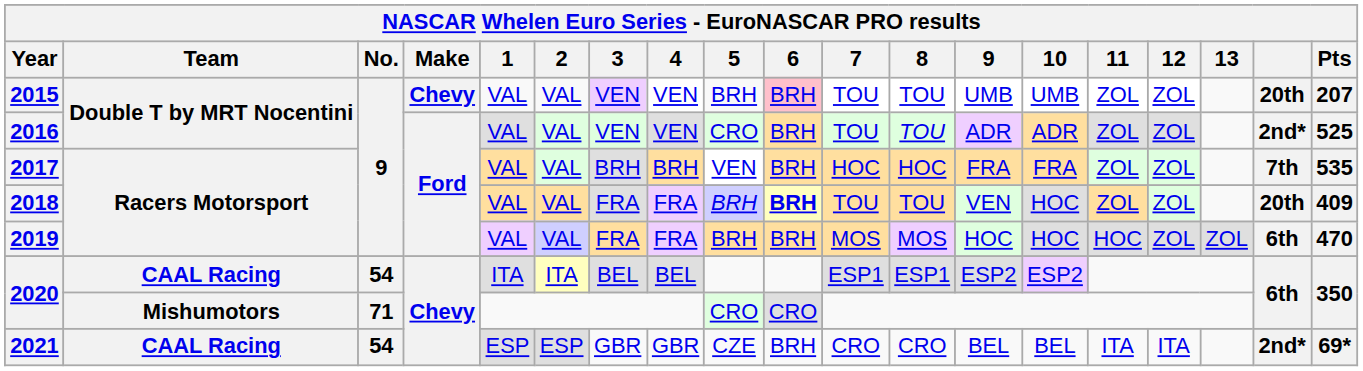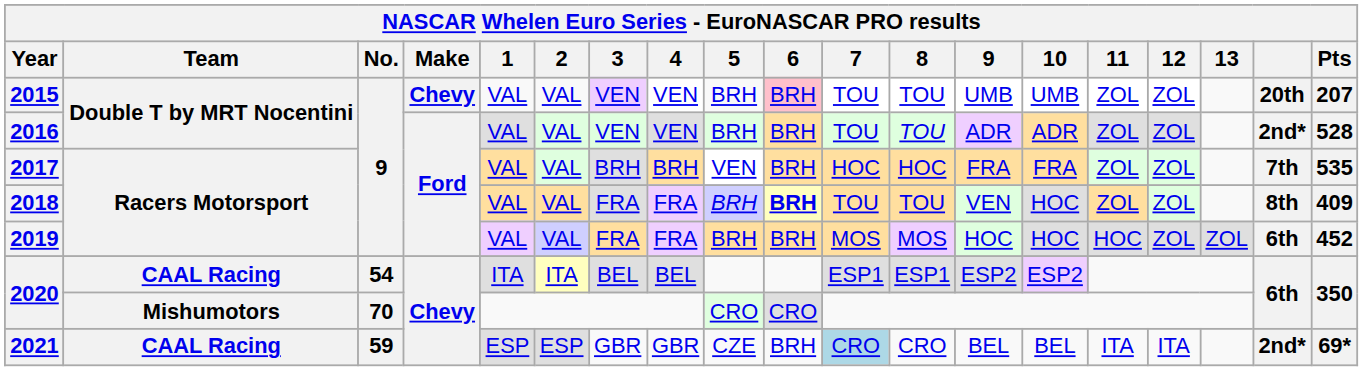(734, 131) CRO -> (734, 131) BRH
(1335, 131) 525 -> (1335, 131) 528
(1282, 203) 20th -> (1282, 203) 8th
(1335, 239) 470 -> (1335, 239) 452
(381, 311) 71 -> (381, 311) 70
(381, 347) 54 -> (381, 347) 59
(856, 347) no background -> (856, 347) lightblue background
